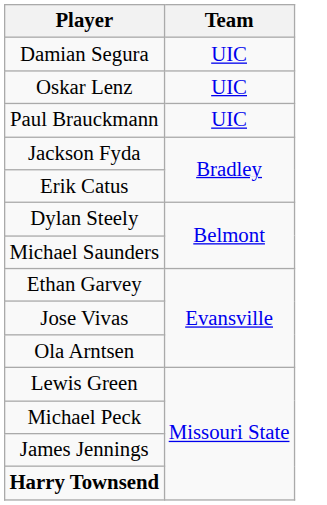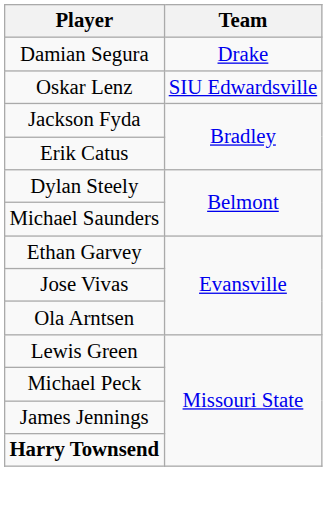(229, 53) UIC -> (243, 53) Drake
(229, 86) UIC -> (243, 86) SIU Edwardsville
- row: (84, 119)
